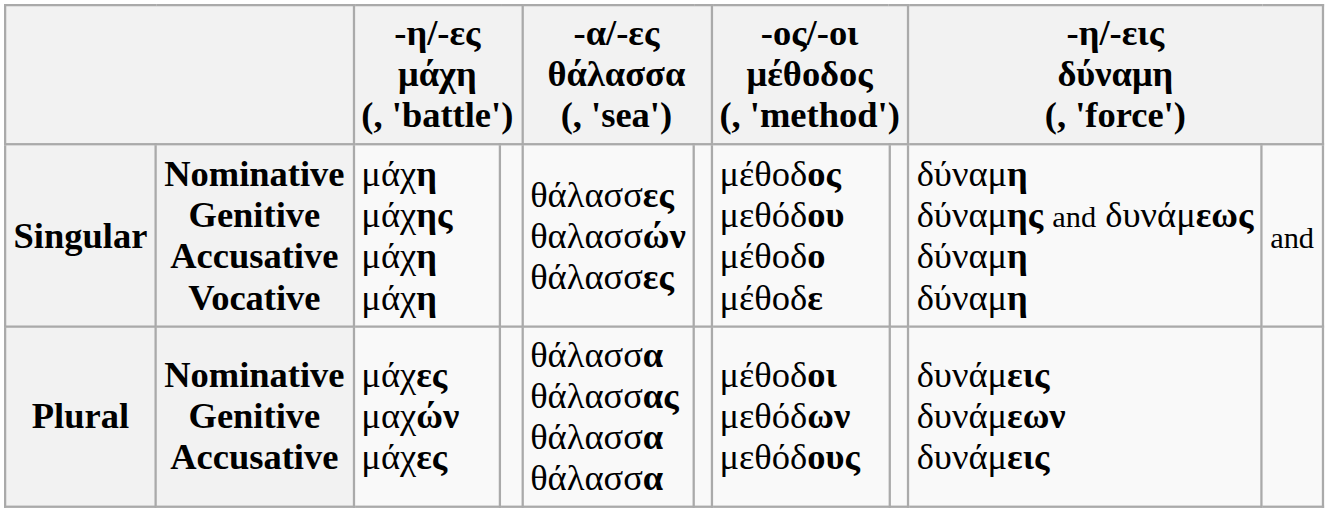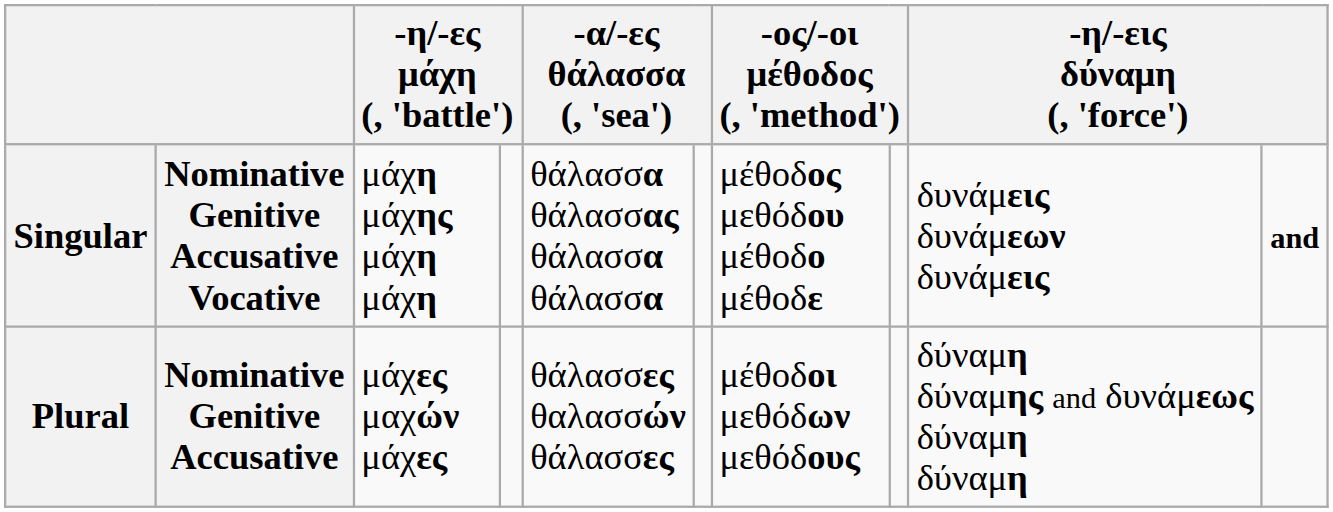(608, 234) θάλασσες θαλασσών θάλασσες -> (604, 234) θάλασσα θάλασσας θάλασσα θάλασσα
(1085, 234) δύναμη δύναμης and δυνάμεως δύναμη δύναμη -> (991, 234) δυνάμεις δυνάμεων δυνάμεις
(1292, 237) normal -> (1295, 234) bold
(604, 415) θάλασσα θάλασσας θάλασσα θάλασσα -> (608, 415) θάλασσες θαλασσών θάλασσες
(991, 415) δυνάμεις δυνάμεων δυνάμεις -> (1085, 415) δύναμη δύναμης and δυνάμεως δύναμη δύναμη
